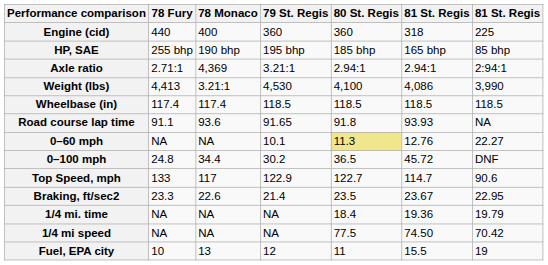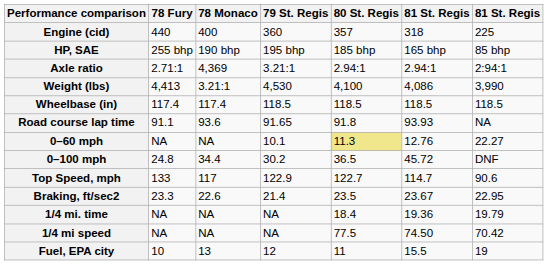(343, 31) 360 -> (343, 31) 357
